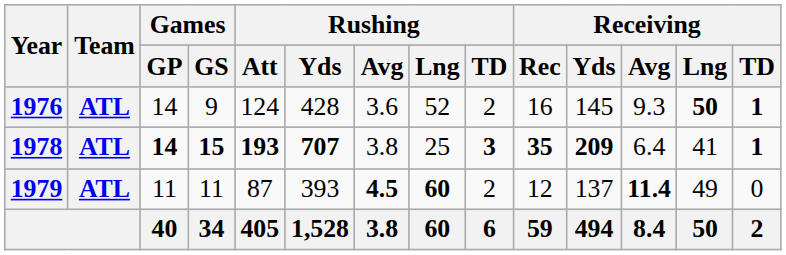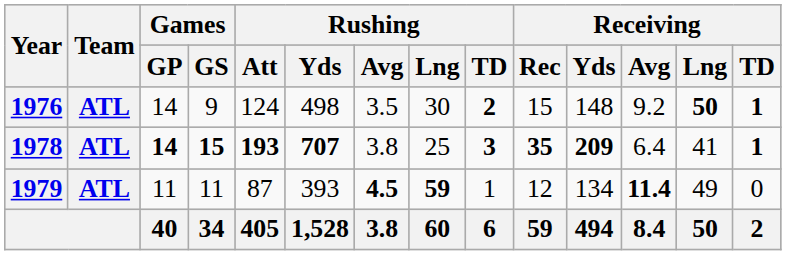(320, 106) 428 -> (320, 106) 498
(382, 106) 3.6 -> (382, 106) 3.5
(437, 106) 52 -> (437, 106) 30
(489, 106) normal -> (489, 106) bold
(540, 106) 16 -> (540, 106) 15
(594, 106) 145 -> (594, 106) 148
(649, 106) 9.3 -> (649, 106) 9.2
(437, 188) 60 -> (437, 188) 59
(489, 188) 2 -> (489, 188) 1
(594, 188) 137 -> (594, 188) 134
